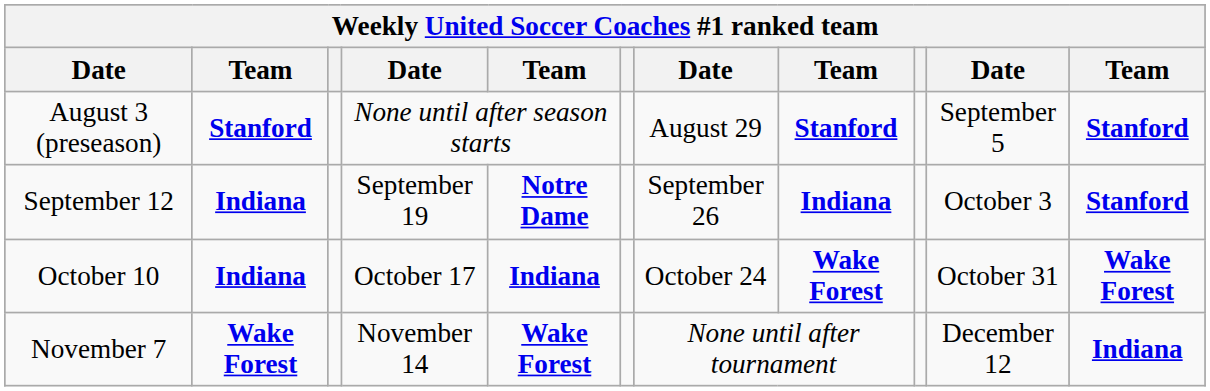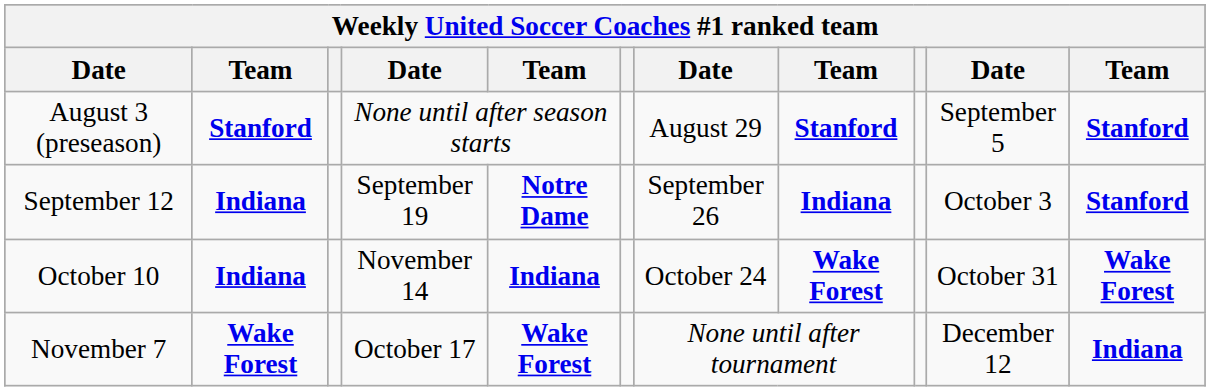(415, 275) October 17 -> (415, 275) November 14
(415, 348) November 14 -> (415, 348) October 17
